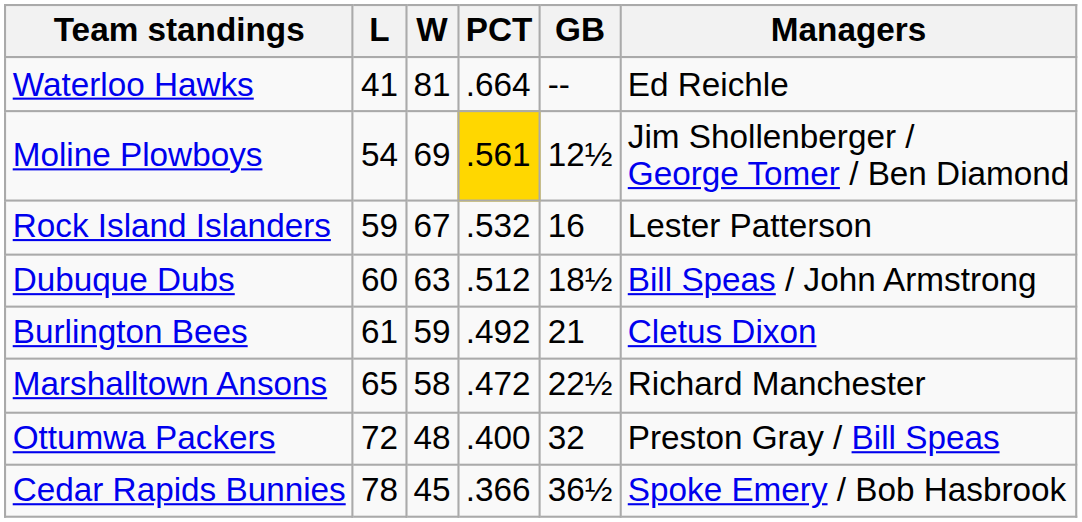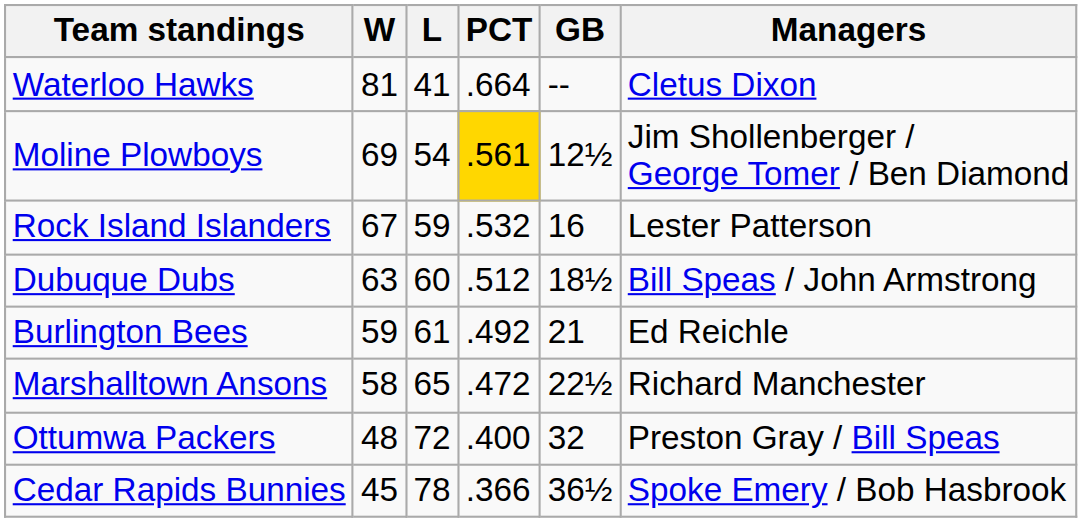columns swapped: (432, 30) <-> (380, 30)
(708, 83) Ed Reichle -> (722, 83) Cletus Dixon
(722, 332) Cletus Dixon -> (708, 332) Ed Reichle
